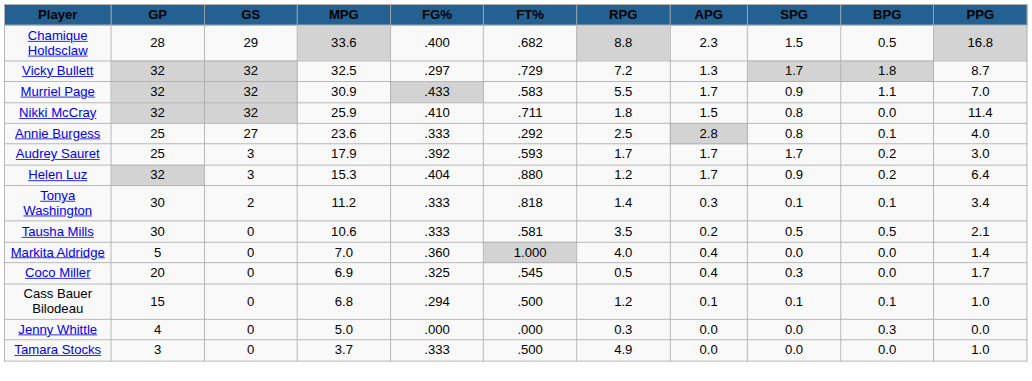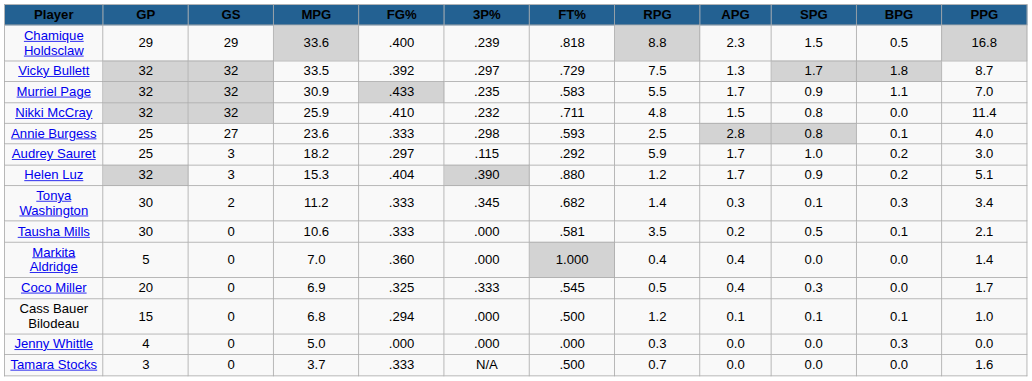+ column: (487, 14)
(158, 43) 28 -> (146, 43) 29
(530, 43) .682 -> (572, 43) .818
(344, 71) 32.5 -> (316, 71) 33.5
(437, 71) .297 -> (402, 71) .392
(623, 71) 7.2 -> (657, 71) 7.5
(623, 112) 1.8 -> (657, 112) 4.8
(530, 133) .292 -> (572, 133) .593
(794, 133) no background -> (814, 133) lightgrey background
(344, 154) 17.9 -> (316, 154) 18.2
(437, 154) .392 -> (402, 154) .297
(530, 154) .593 -> (572, 154) .292
(623, 154) 1.7 -> (657, 154) 5.9
(794, 154) 1.7 -> (814, 154) 1.0
(980, 175) 6.4 -> (984, 175) 5.1
(530, 203) .818 -> (572, 203) .682
(887, 203) 0.1 -> (899, 203) 0.3
(887, 231) 0.5 -> (899, 231) 0.1
(623, 252) 4.0 -> (657, 259) 0.4
(623, 350) 4.9 -> (657, 365) 0.7
(980, 350) 1.0 -> (984, 365) 1.6
